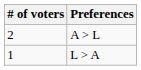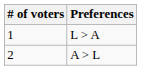rows swapped: (85, 34) <-> (85, 55)
